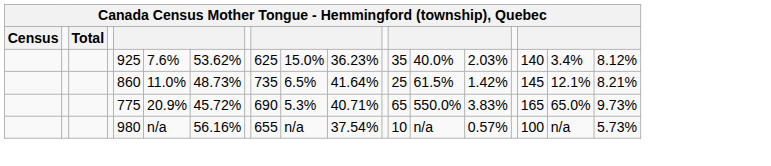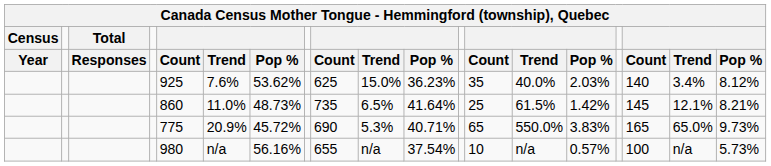+ row: (33, 60)
